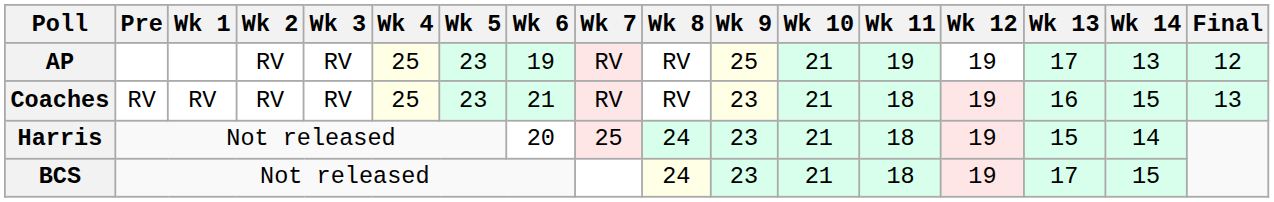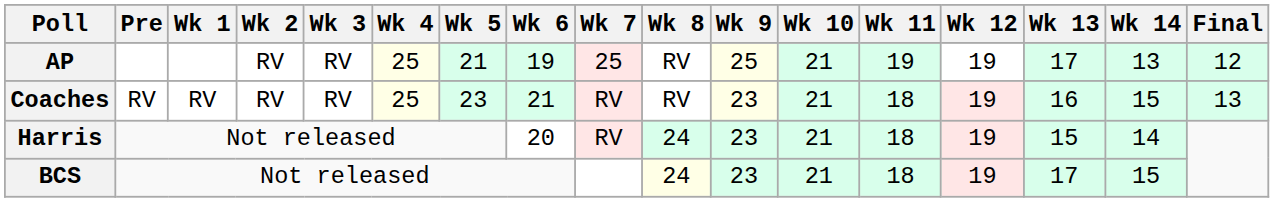(473, 62) 23 -> (473, 62) 21
(609, 62) RV -> (609, 62) 25
(609, 139) 25 -> (609, 139) RV
